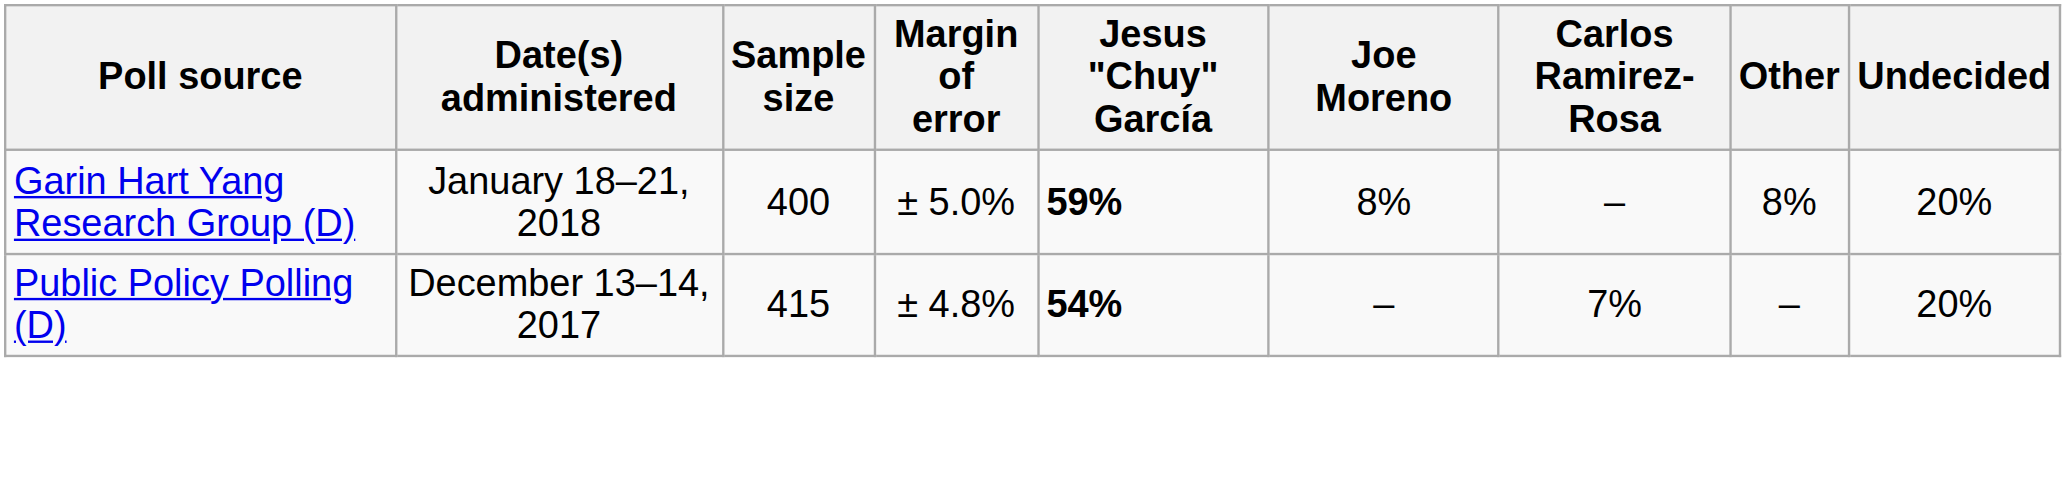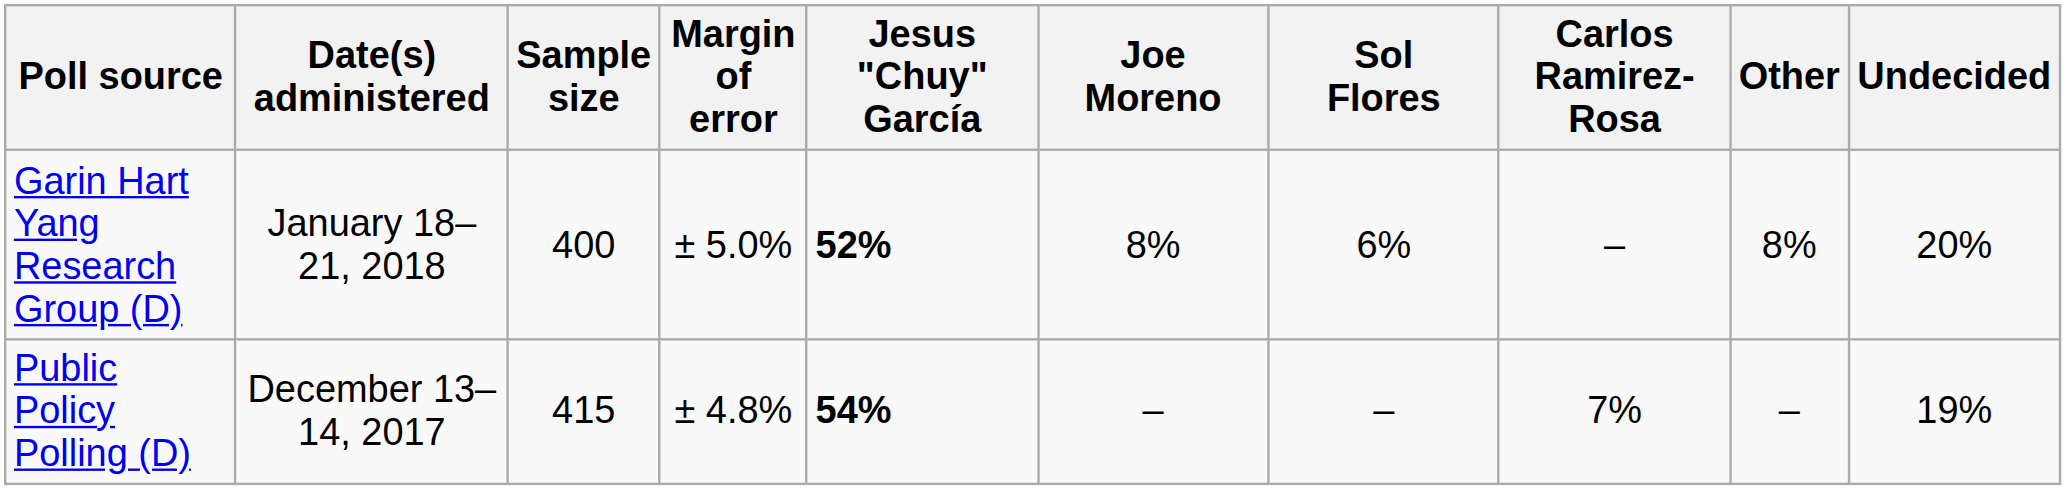+ column: (1384, 77)
(1084, 201) 59% -> (854, 244) 52%
(1954, 304) 20% -> (1954, 410) 19%
